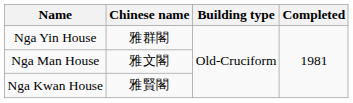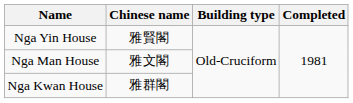(149, 37) 雅群閣 -> (149, 37) 雅賢閣
(149, 84) 雅賢閣 -> (149, 84) 雅群閣
